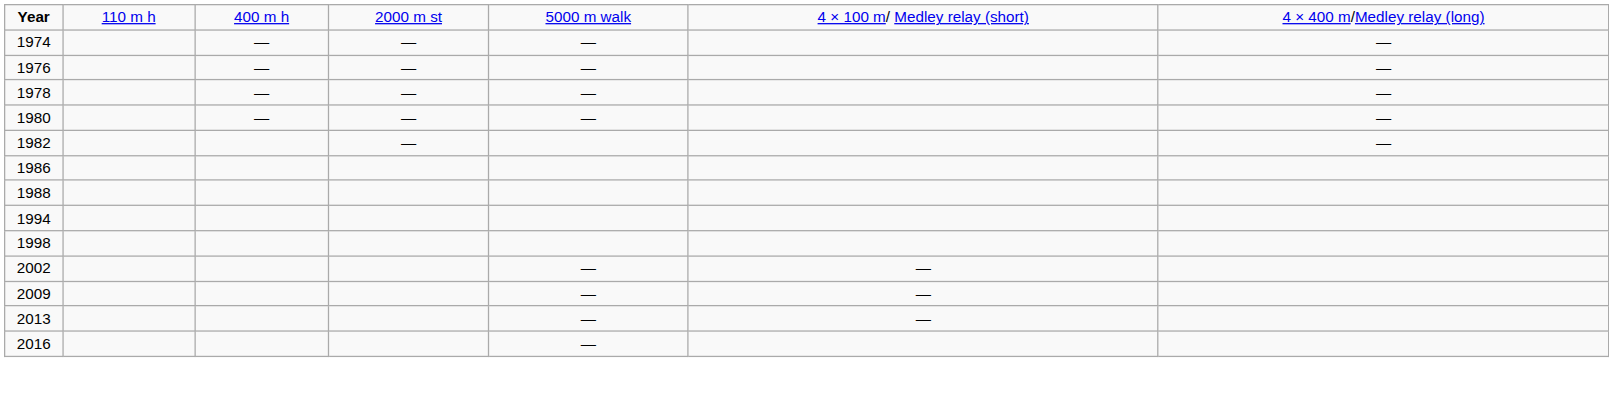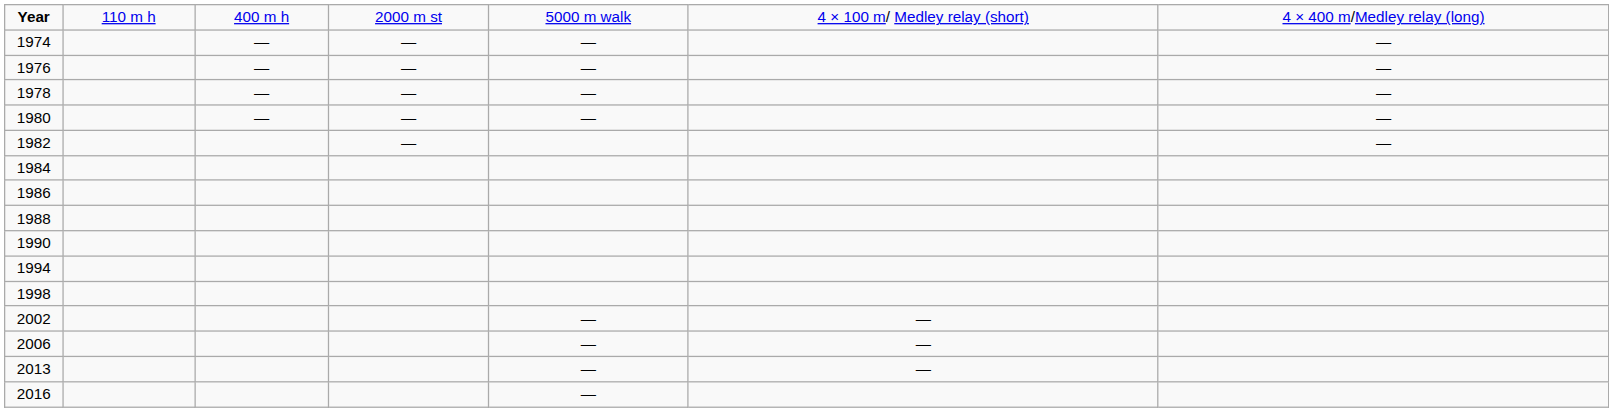+ row: (34, 168)
+ row: (34, 243)
+ row: (34, 344)
- row: (34, 294)
